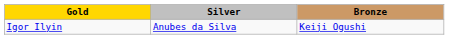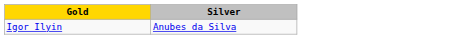- column: (370, 12)
